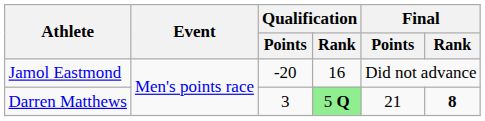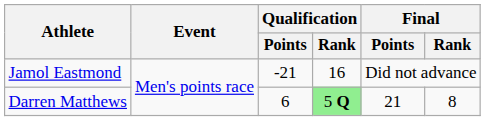(285, 73) -20 -> (285, 73) -21
(285, 101) 3 -> (285, 101) 6
(452, 101) bold -> (452, 101) normal
